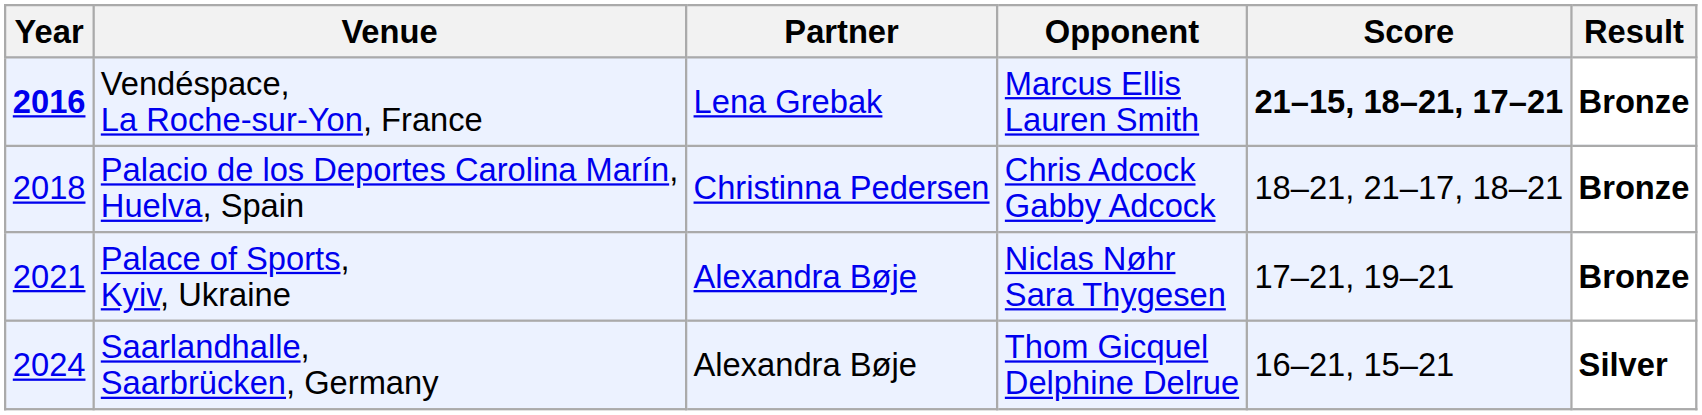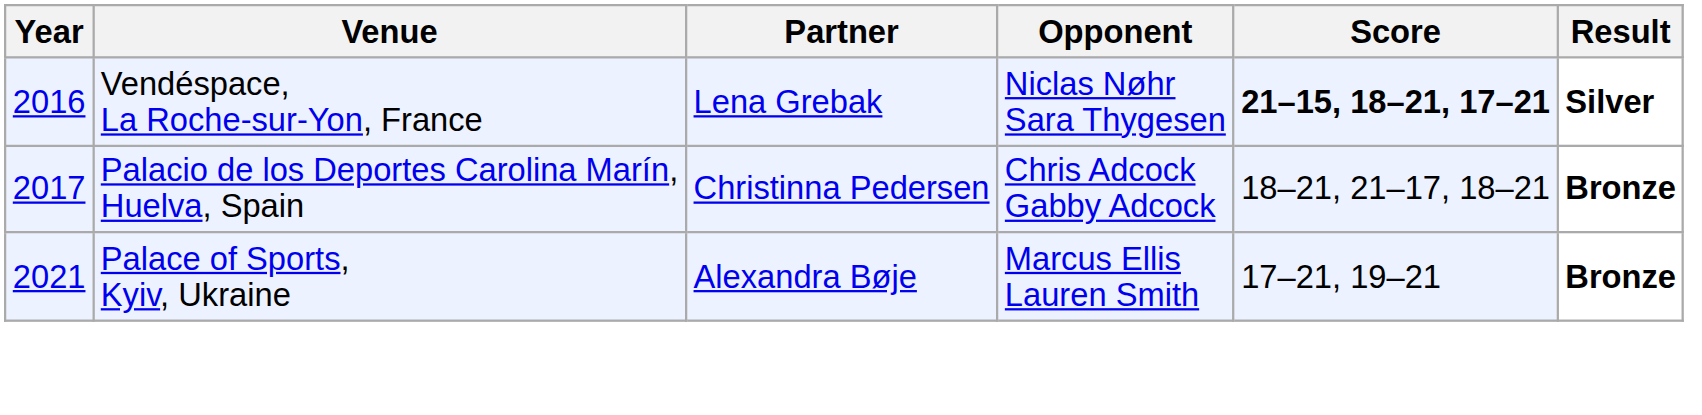(49, 101) bold -> (49, 101) normal
(1102, 101) Marcus Ellis Lauren Smith -> (1115, 101) Niclas Nøhr Sara Thygesen
(1634, 101) Bronze -> (1610, 101) Silver
(49, 189) 2018 -> (49, 189) 2017
(1115, 277) Niclas Nøhr Sara Thygesen -> (1102, 277) Marcus Ellis Lauren Smith
- row: (270, 365)
